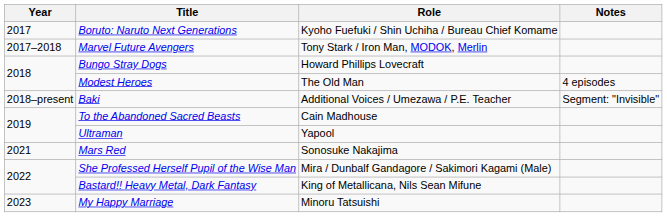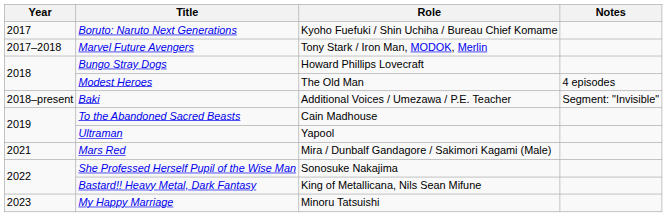(349, 151) Sonosuke Nakajima -> (426, 151) Mira / Dunbalf Gandagore / Sakimori Kagami (Male)
(426, 168) Mira / Dunbalf Gandagore / Sakimori Kagami (Male) -> (349, 168) Sonosuke Nakajima
